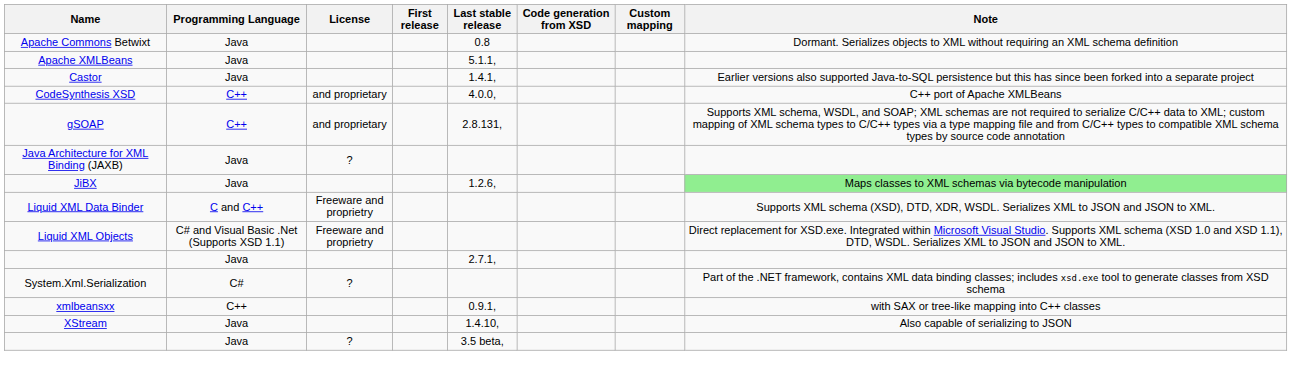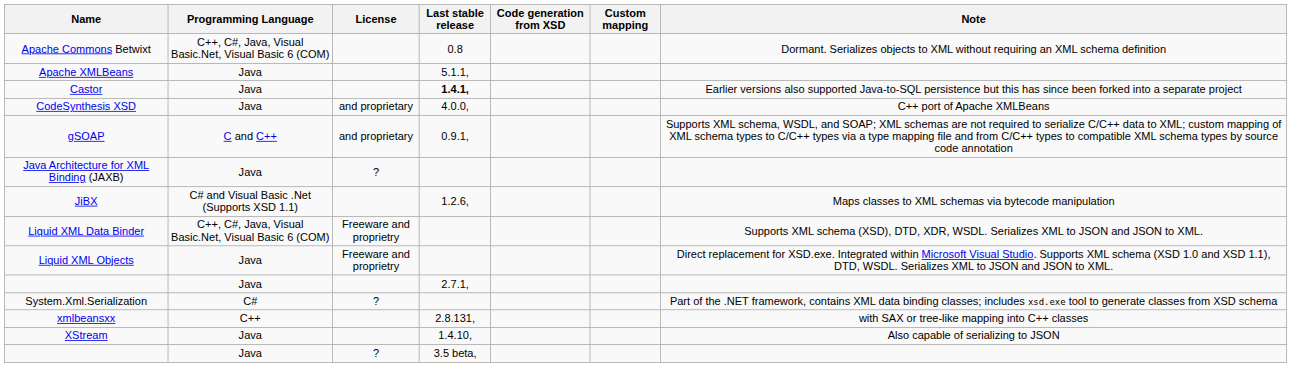- column: (420, 19)
(237, 42) Java -> (250, 48) C++, C#, Java, Visual Basic.Net, Visual Basic 6 (COM)
(482, 77) normal -> (455, 89) bold
(237, 94) C++ -> (250, 106) Java
(237, 124) C++ -> (250, 136) C and C++
(482, 124) 2.8.131, -> (455, 136) 0.9.1,
(237, 183) Java -> (250, 201) C# and Visual Basic .Net (Supports XSD 1.1)
(986, 183) lightgreen background -> (974, 201) no background
(237, 206) C and C++ -> (250, 231) C++, C#, Java, Visual Basic.Net, Visual Basic 6 (COM)
(237, 236) C# and Visual Basic .Net (Supports XSD 1.1) -> (250, 260) Java
(482, 306) 0.9.1, -> (455, 318) 2.8.131,
